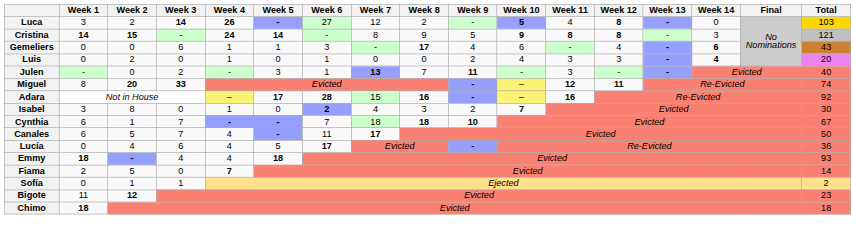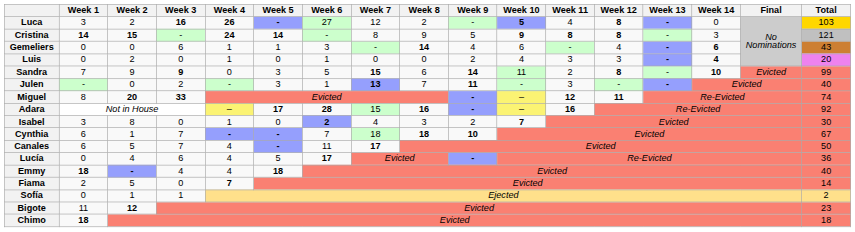(181, 22) 14 -> (181, 22) 16
(424, 47) 17 -> (424, 47) 14
+ row: (32, 72)
(826, 158) 93 -> (826, 170) 40
